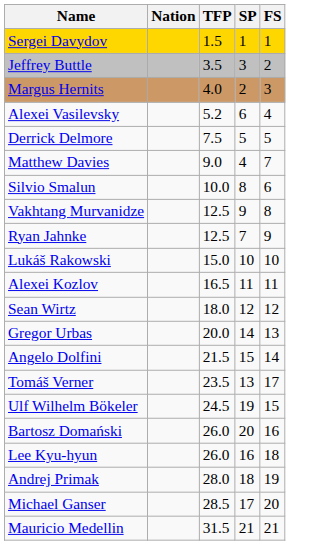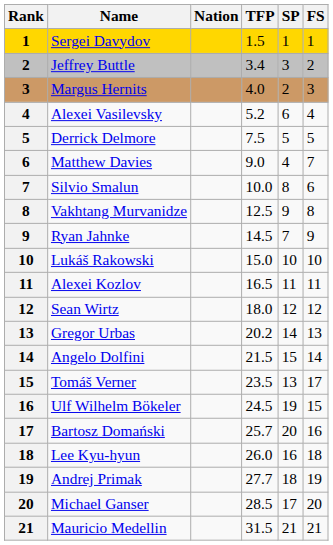+ column: (26, 16)
(212, 65) 3.5 -> (255, 65) 3.4
(216, 235) 12.5 -> (259, 235) 14.5
(216, 333) 20.0 -> (259, 333) 20.2
(216, 430) 26.0 -> (259, 430) 25.7
(216, 479) 28.0 -> (259, 479) 27.7
